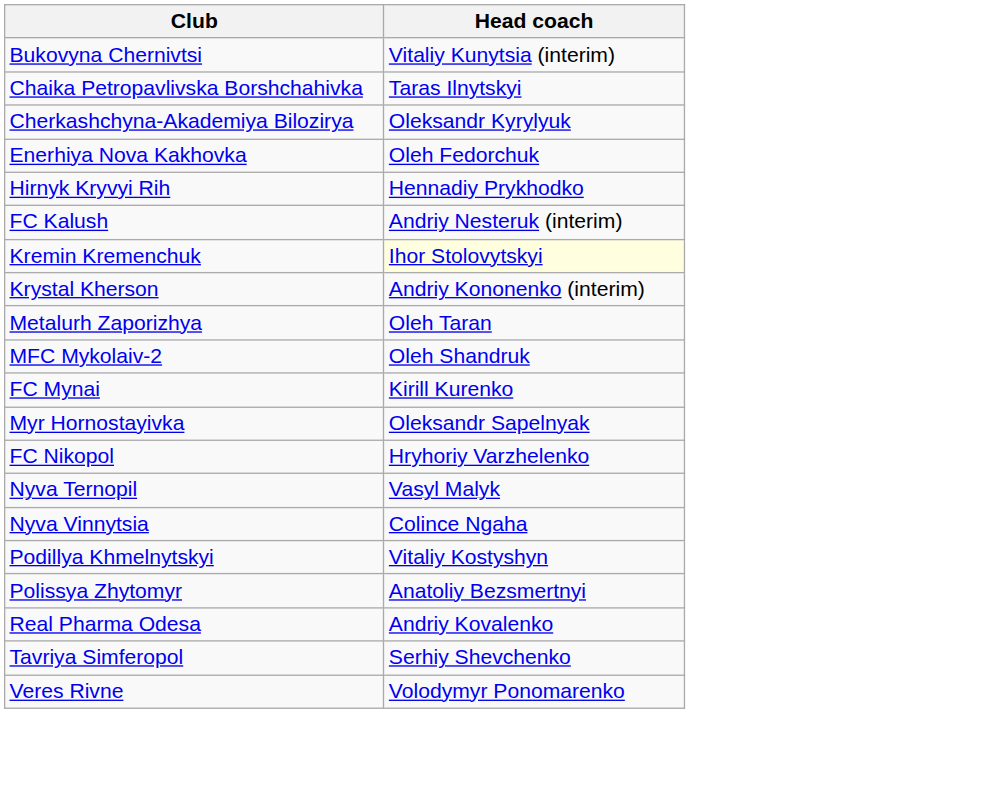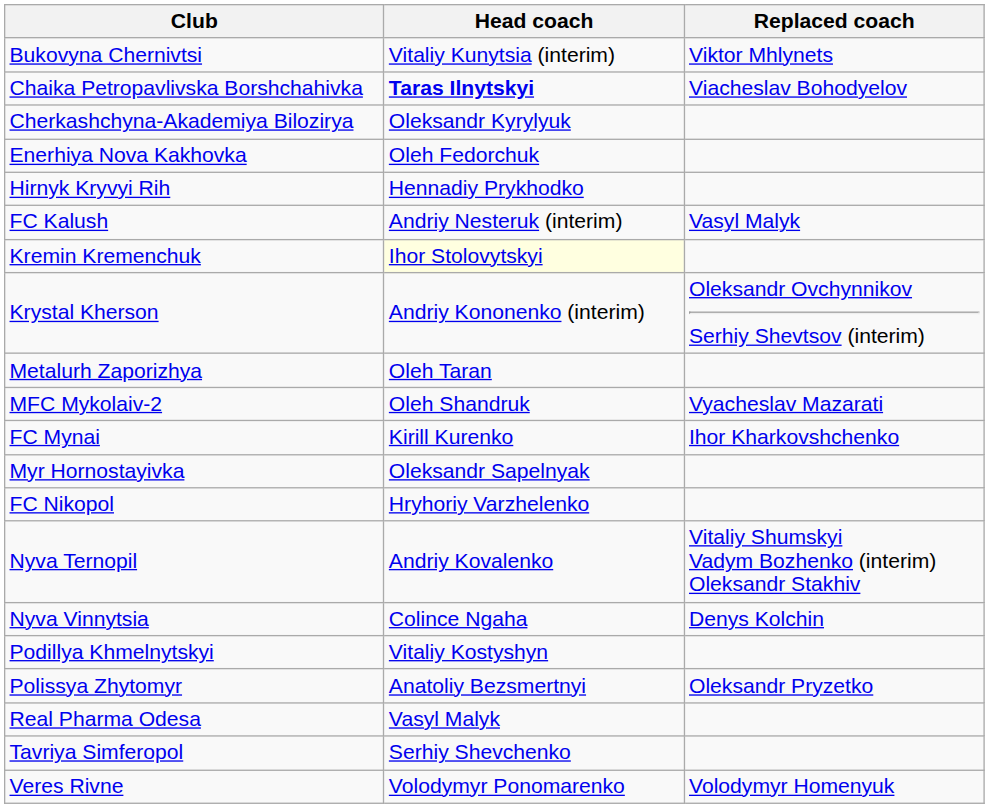+ column: (834, 21)
(455, 88) normal -> (461, 88) bold
(444, 490) Vasyl Malyk -> (471, 561) Andriy Kovalenko
(471, 624) Andriy Kovalenko -> (444, 719) Vasyl Malyk
